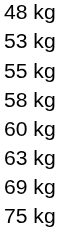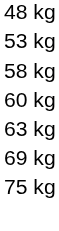- row: (30, 70)
